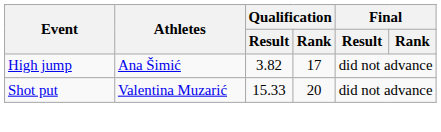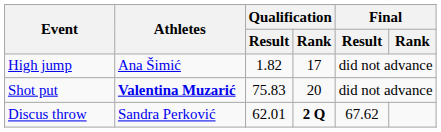(269, 66) 3.82 -> (269, 66) 1.82
(172, 90) normal -> (177, 90) bold
(269, 90) 15.33 -> (269, 90) 75.83
+ row: (47, 114)
